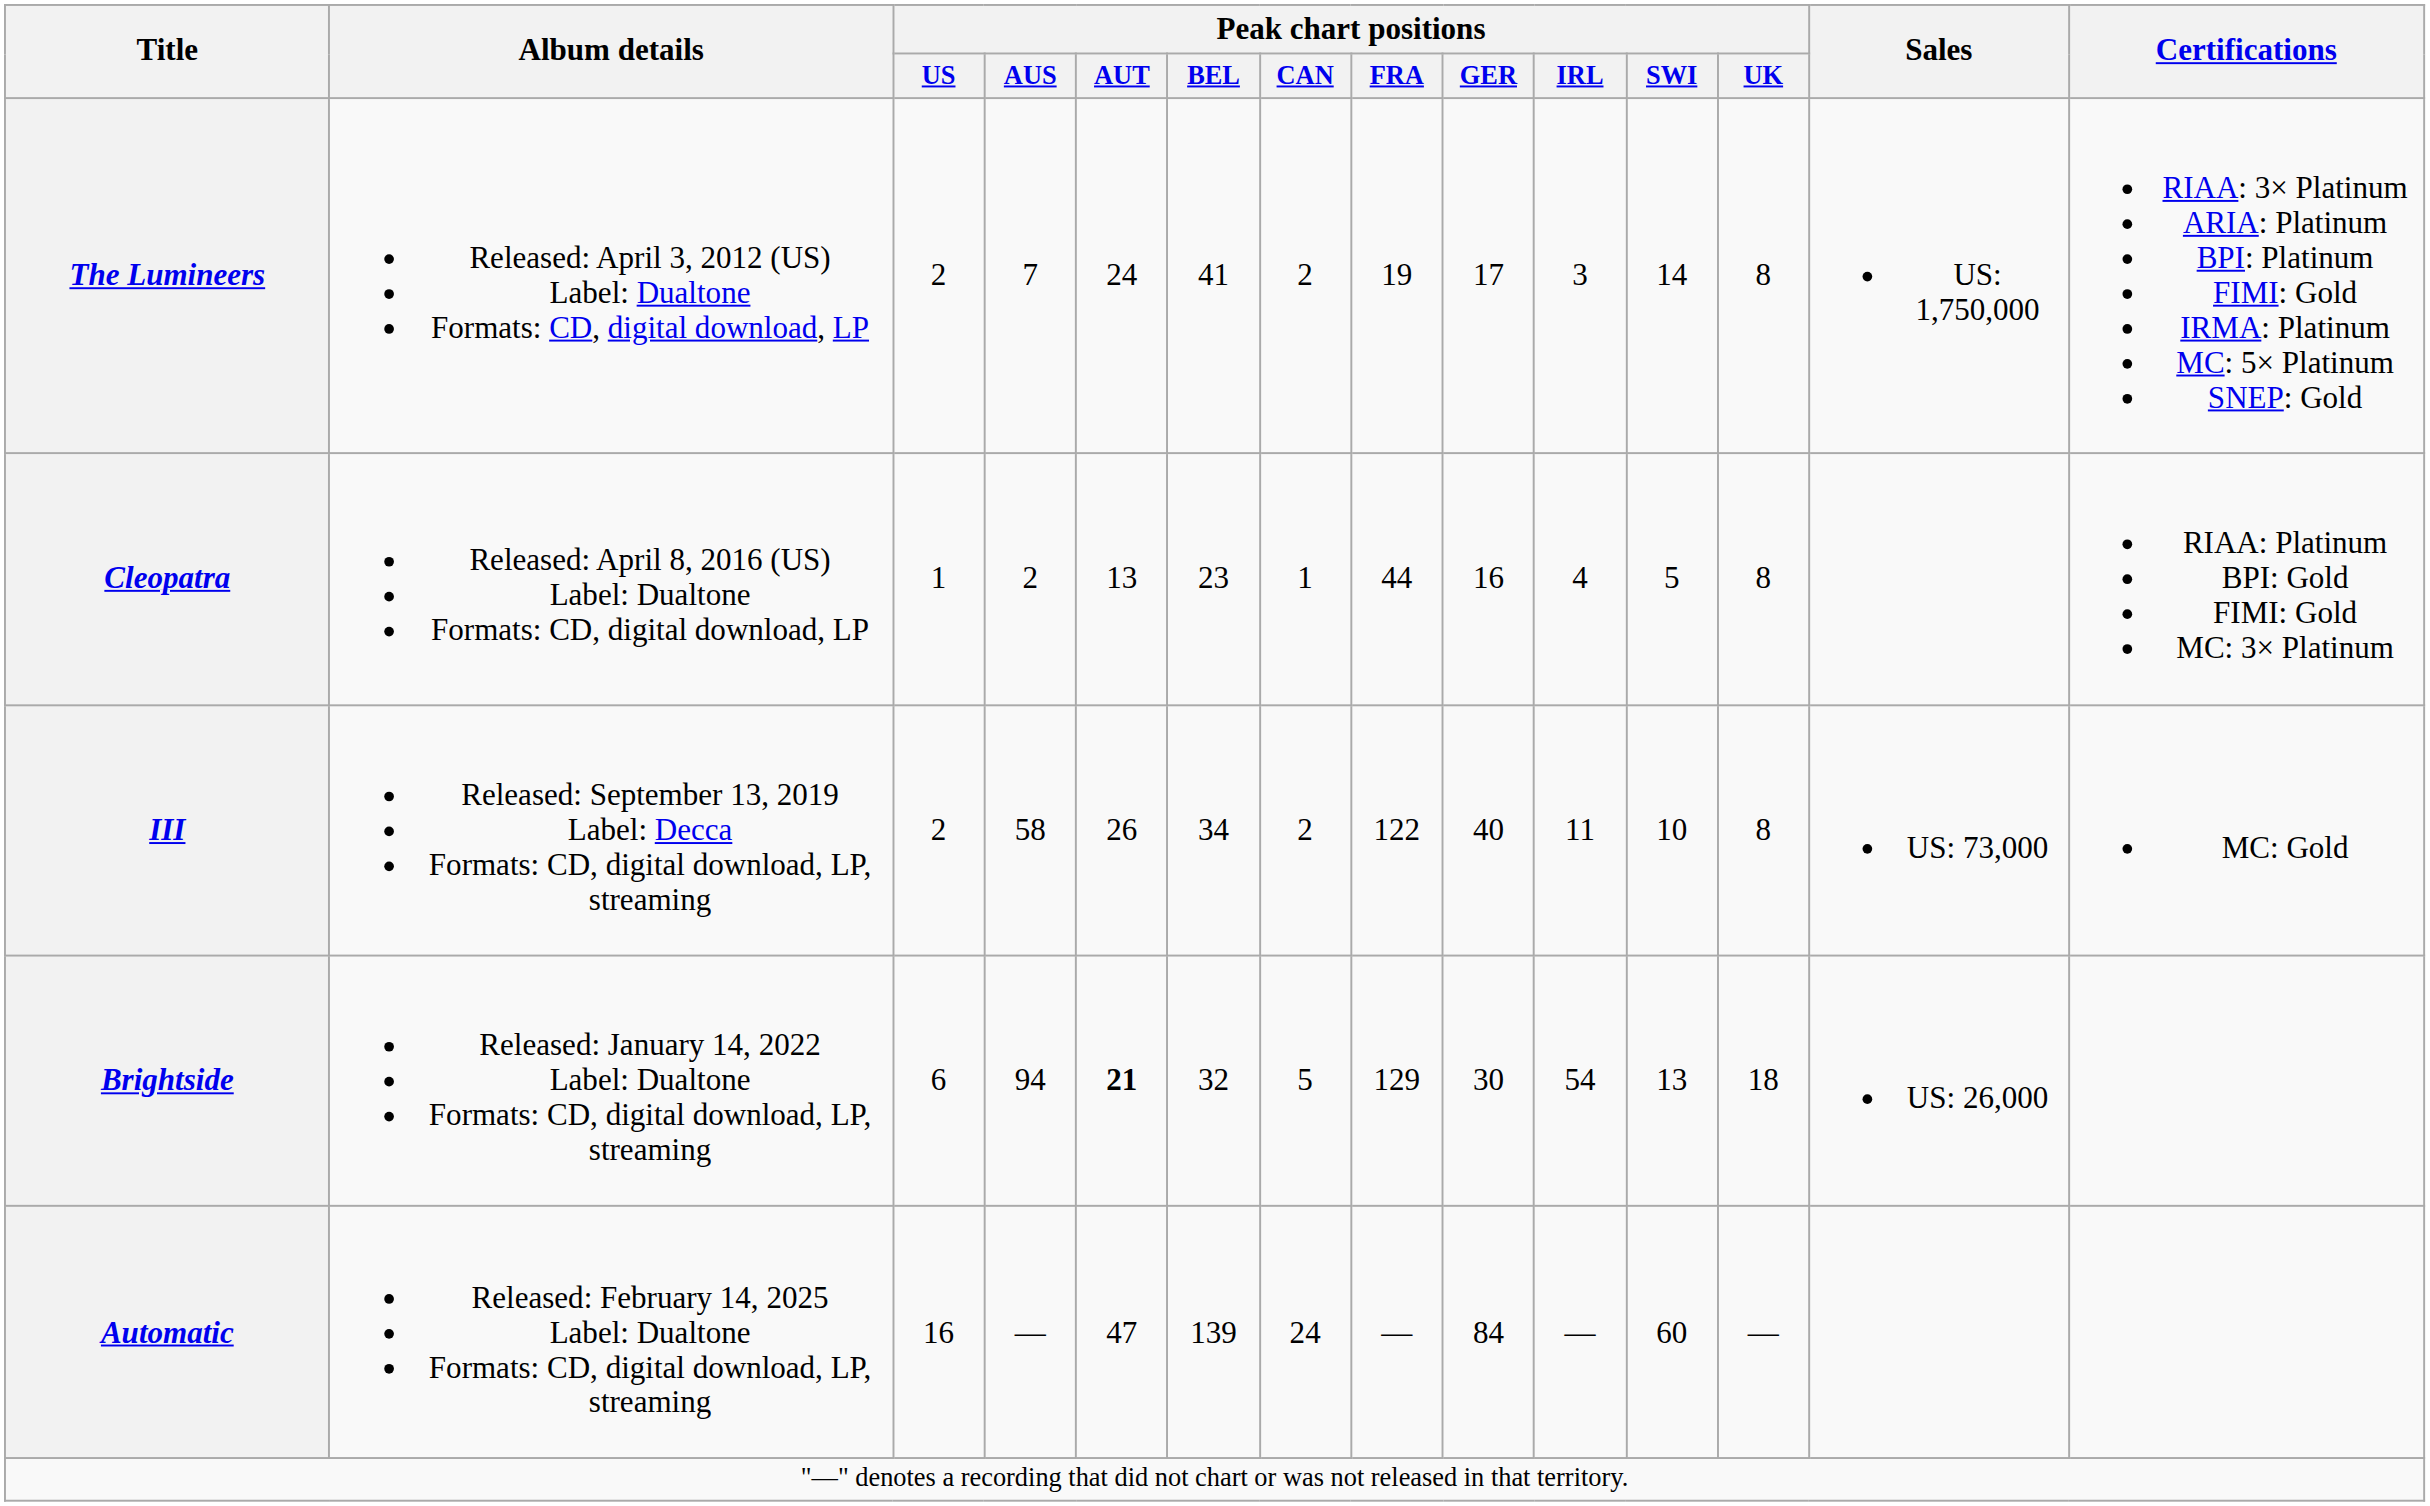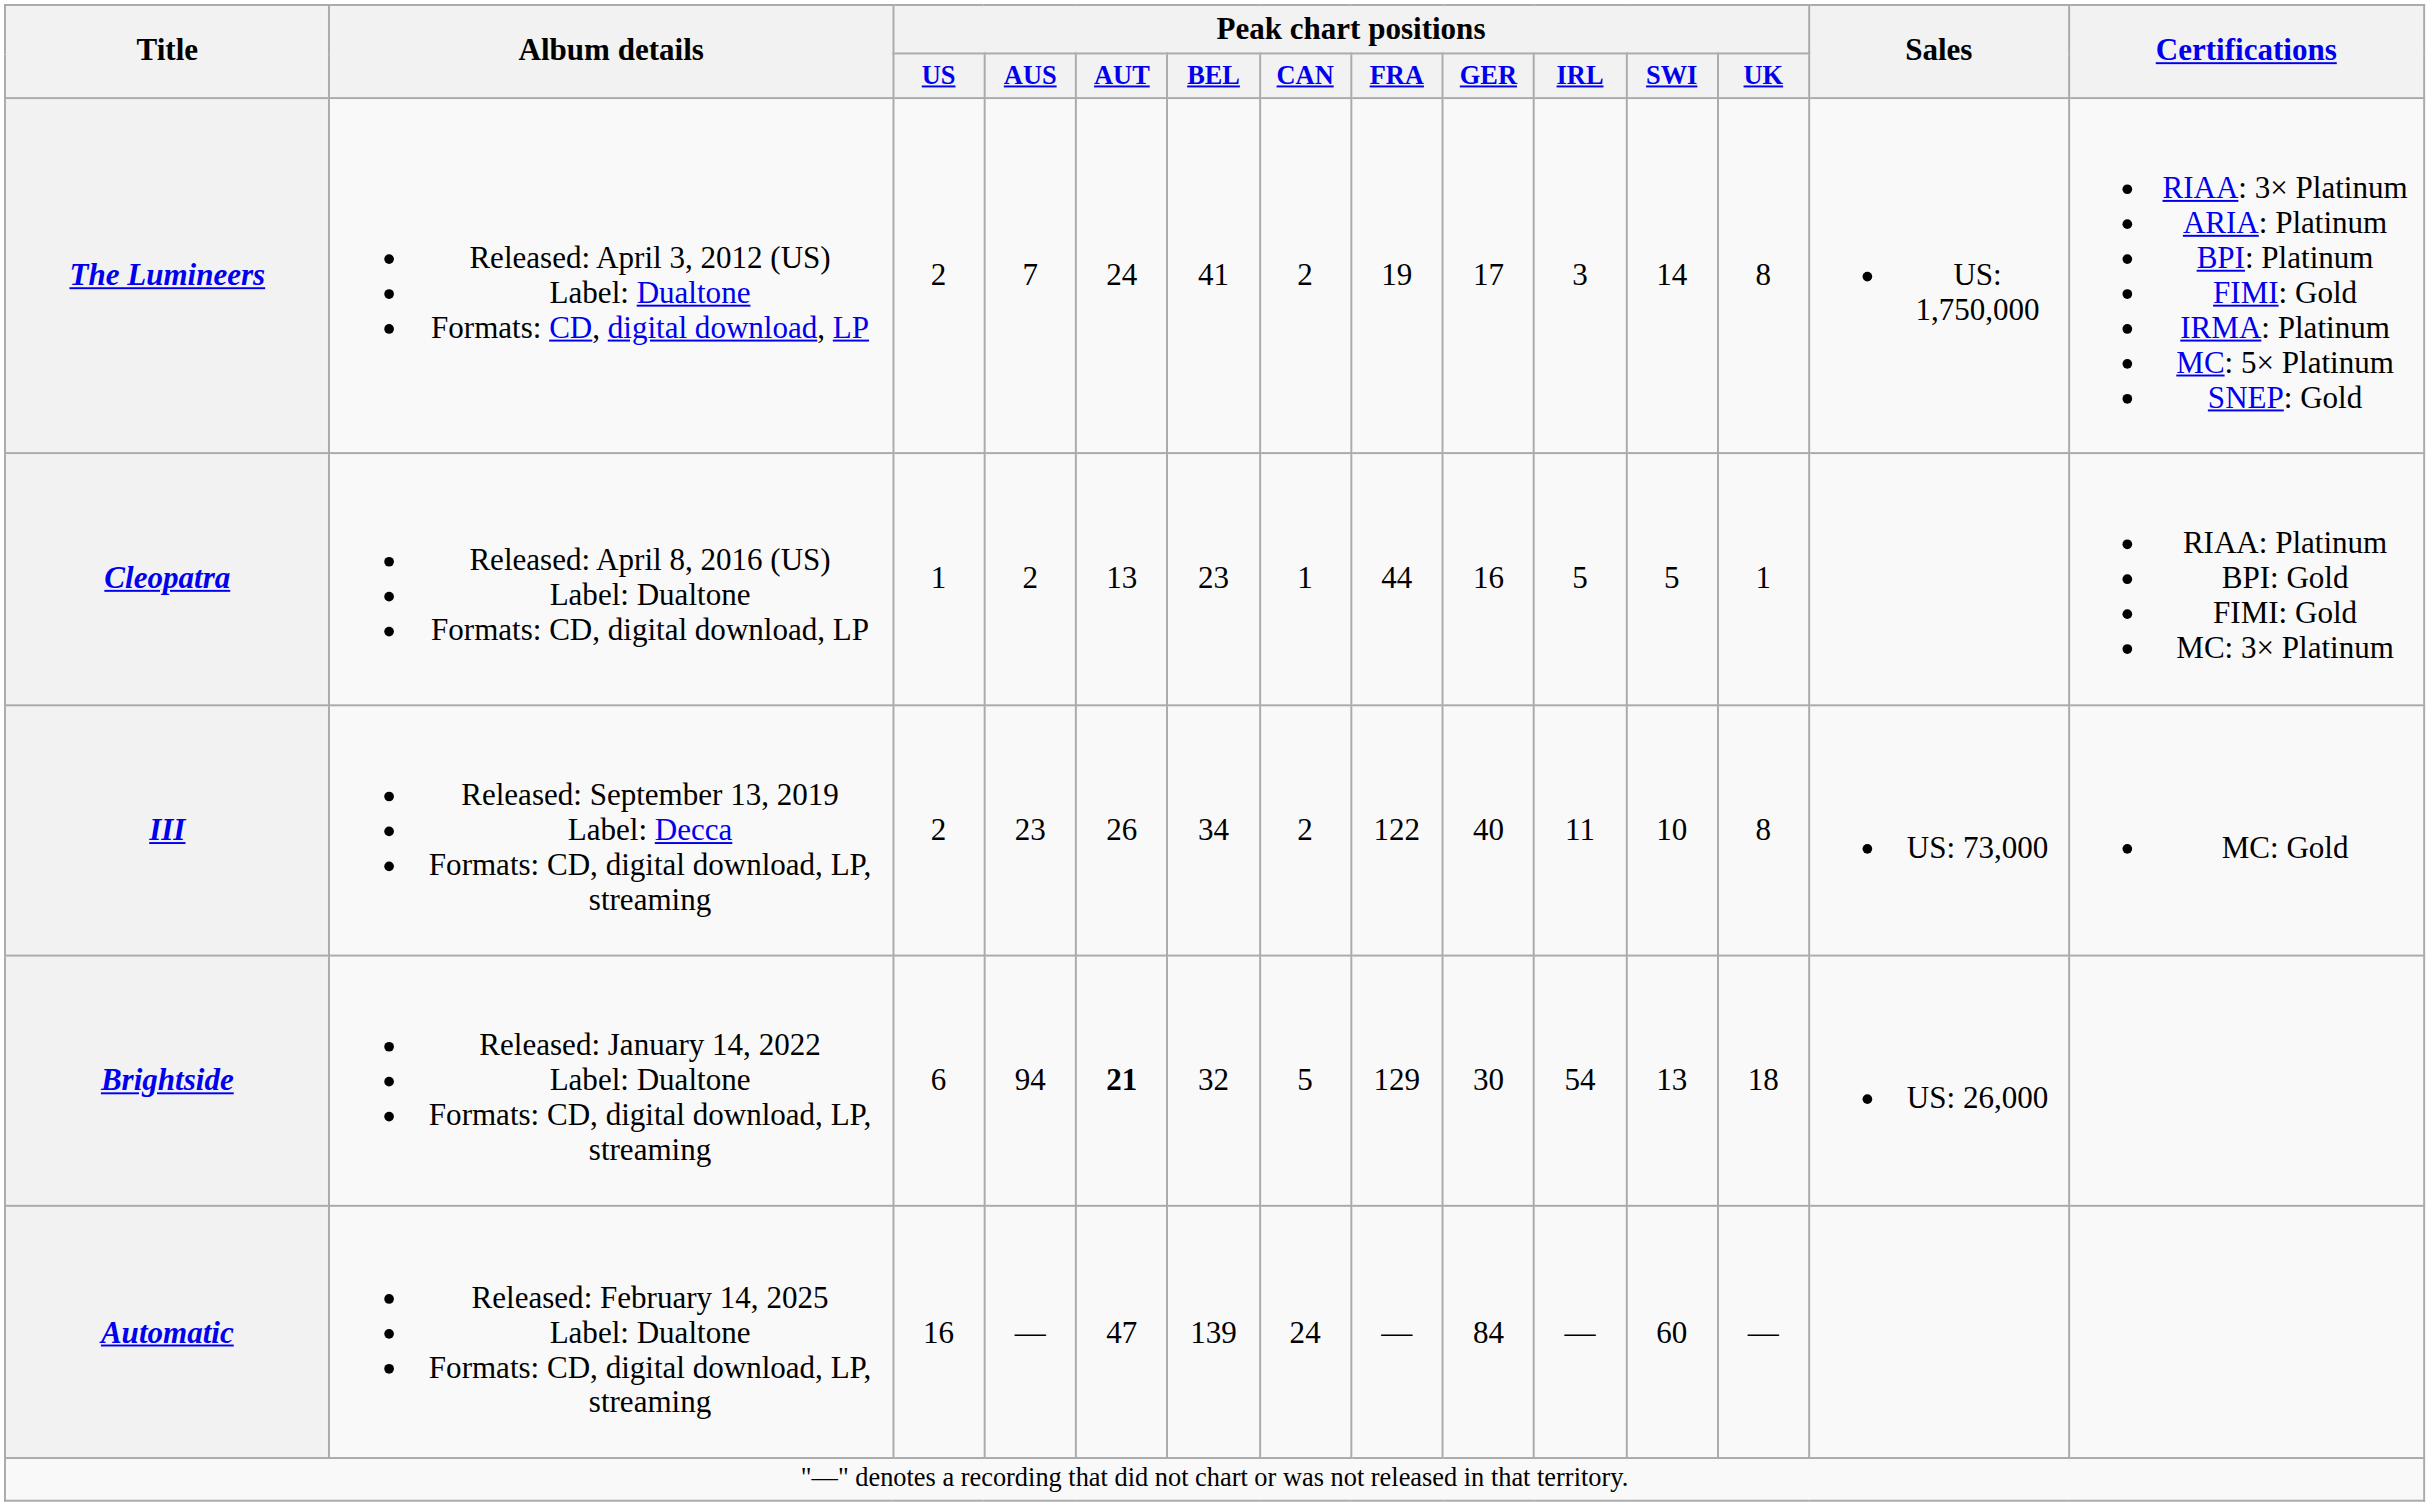(1580, 578) 4 -> (1580, 578) 5
(1763, 578) 8 -> (1763, 578) 1
(1030, 829) 58 -> (1030, 829) 23
